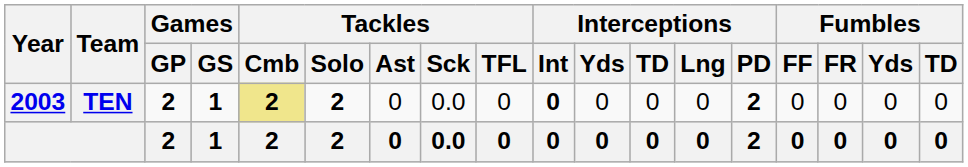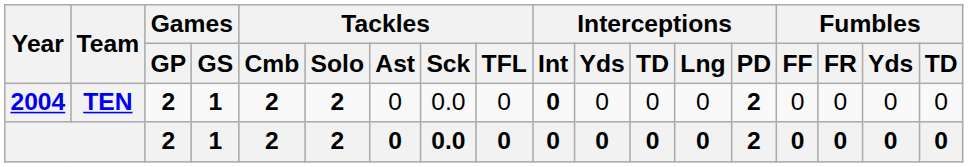(38, 102) 2003 -> (38, 102) 2004
(272, 102) khaki background -> (272, 102) no background
